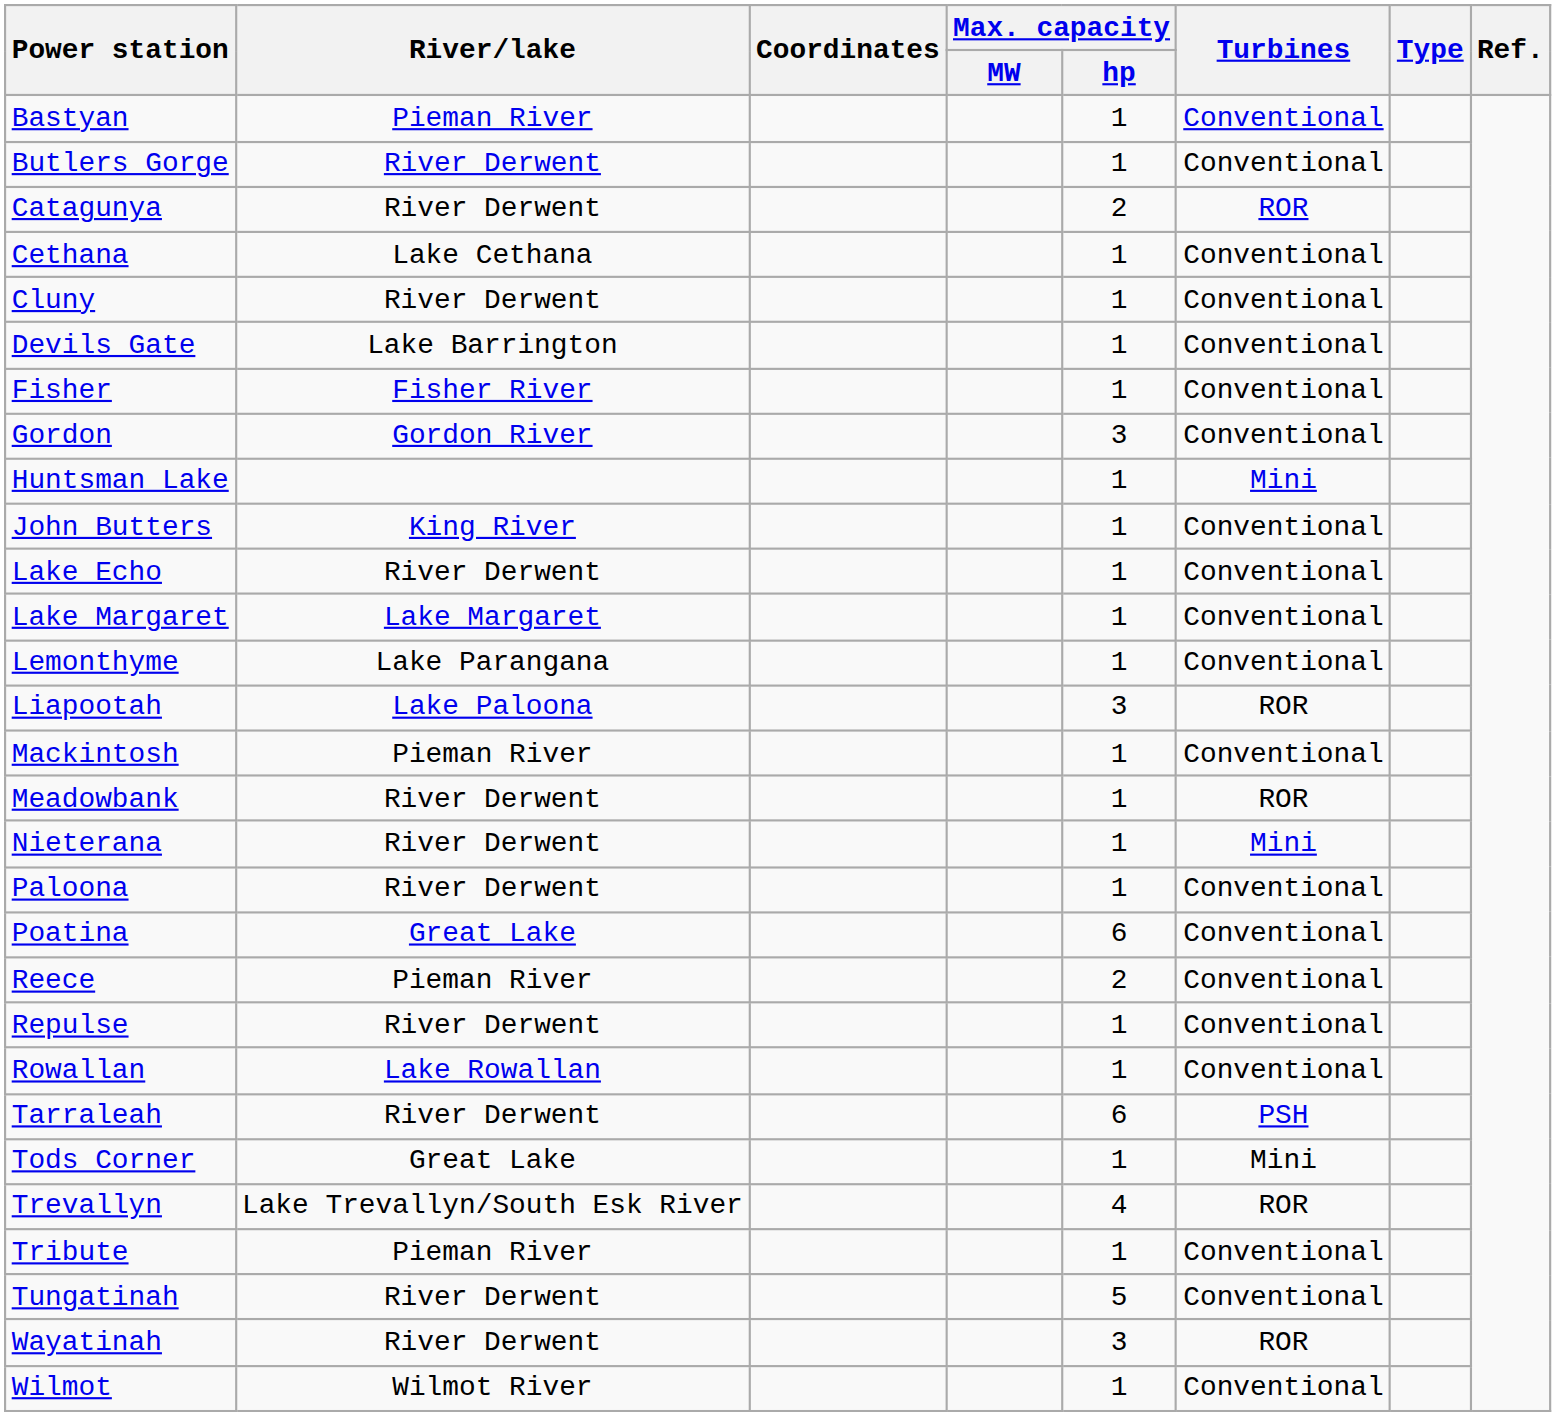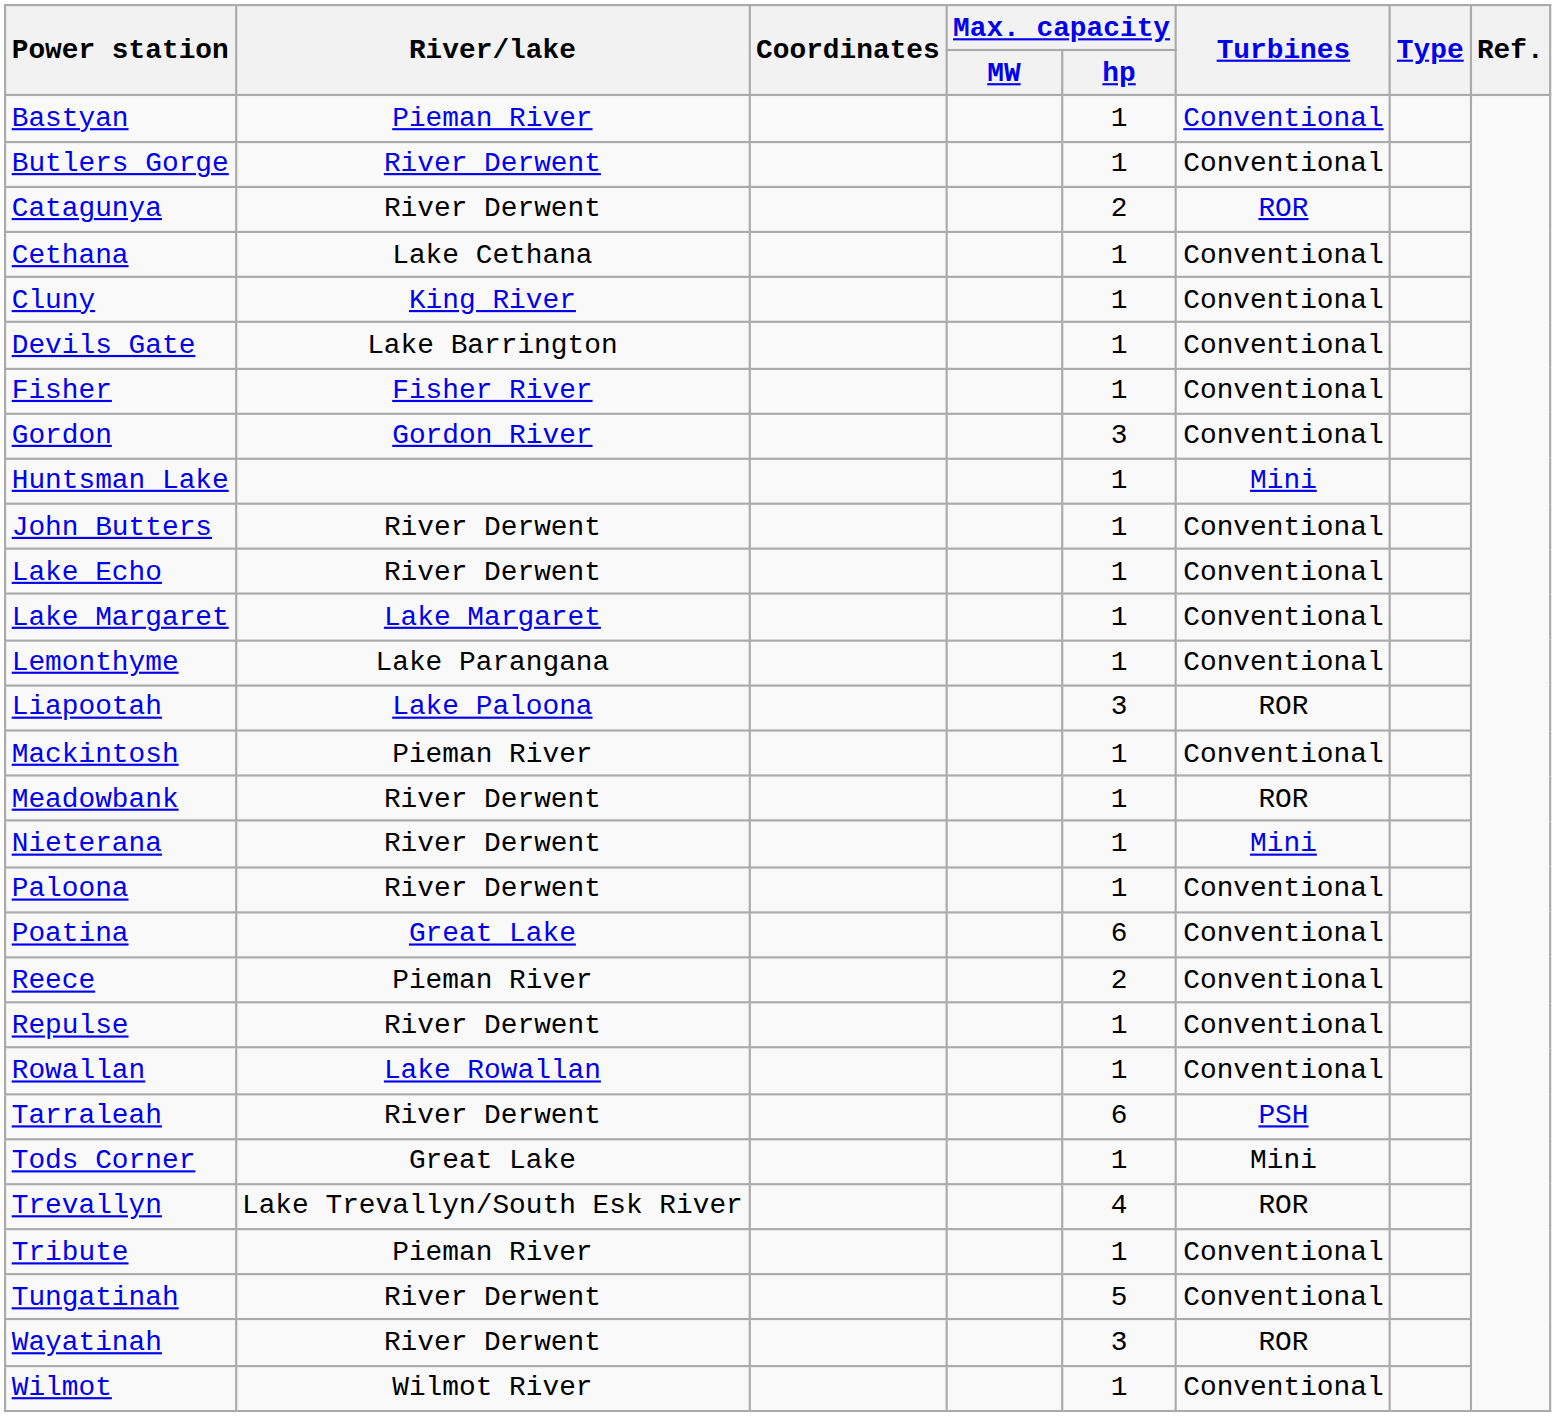(492, 300) River Derwent -> (492, 300) King River
(492, 526) King River -> (492, 526) River Derwent
